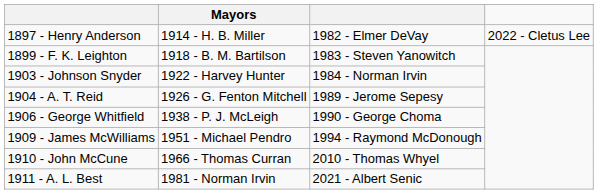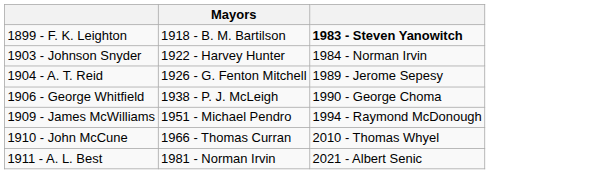- row: (74, 35)
(384, 55) normal -> (388, 35) bold
